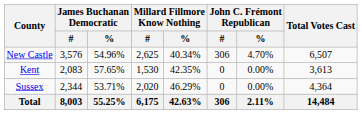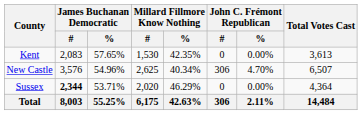rows swapped: (30, 70) <-> (30, 54)
(71, 86) normal -> (71, 86) bold
